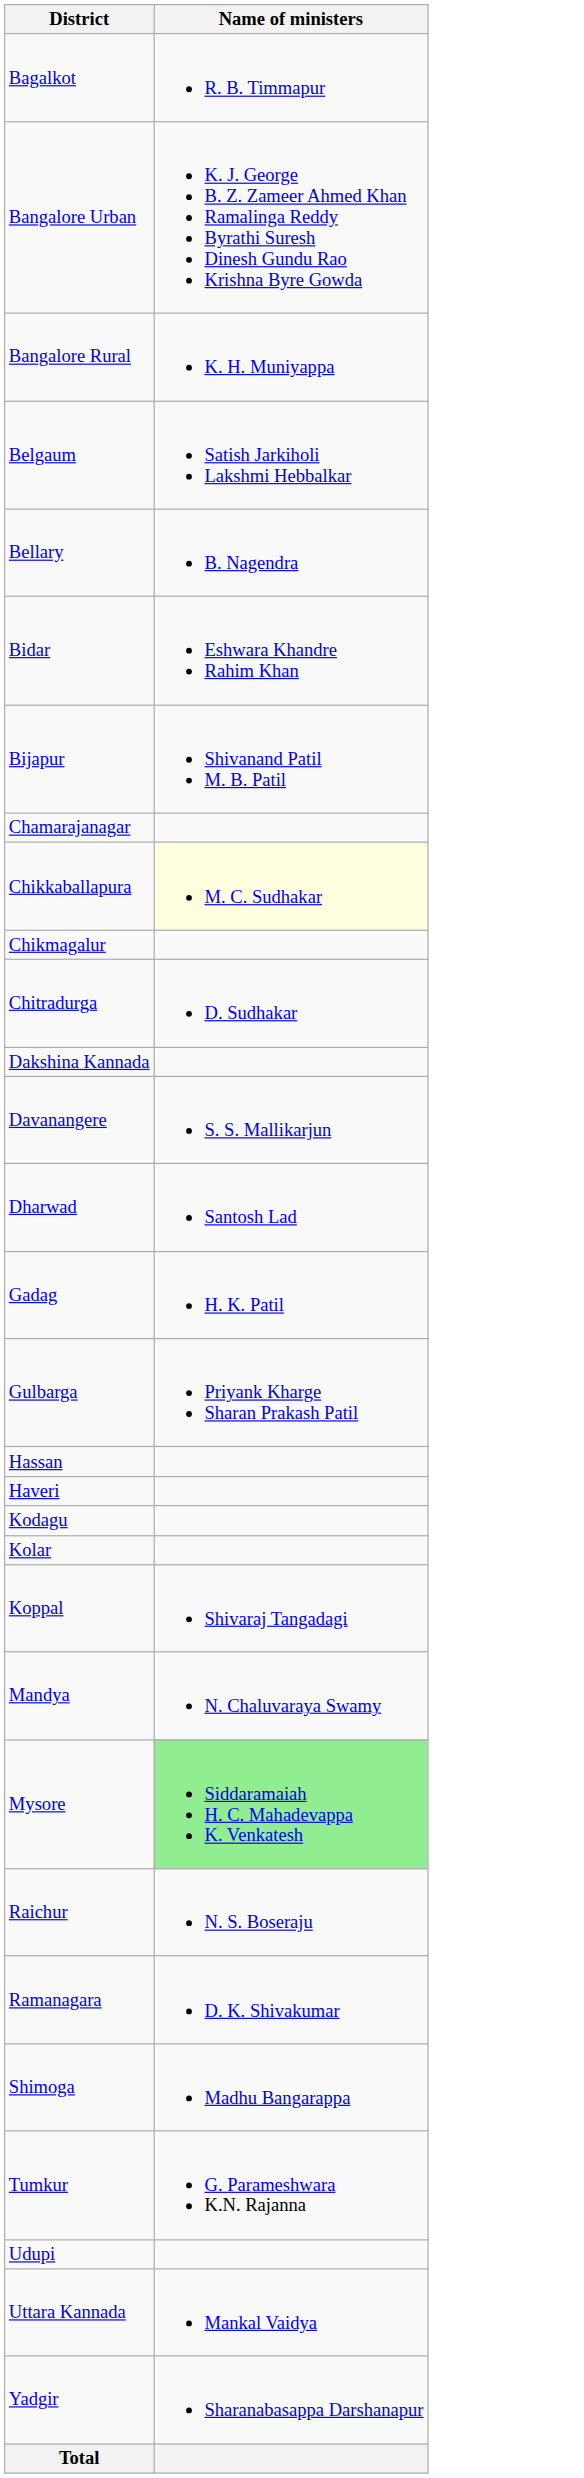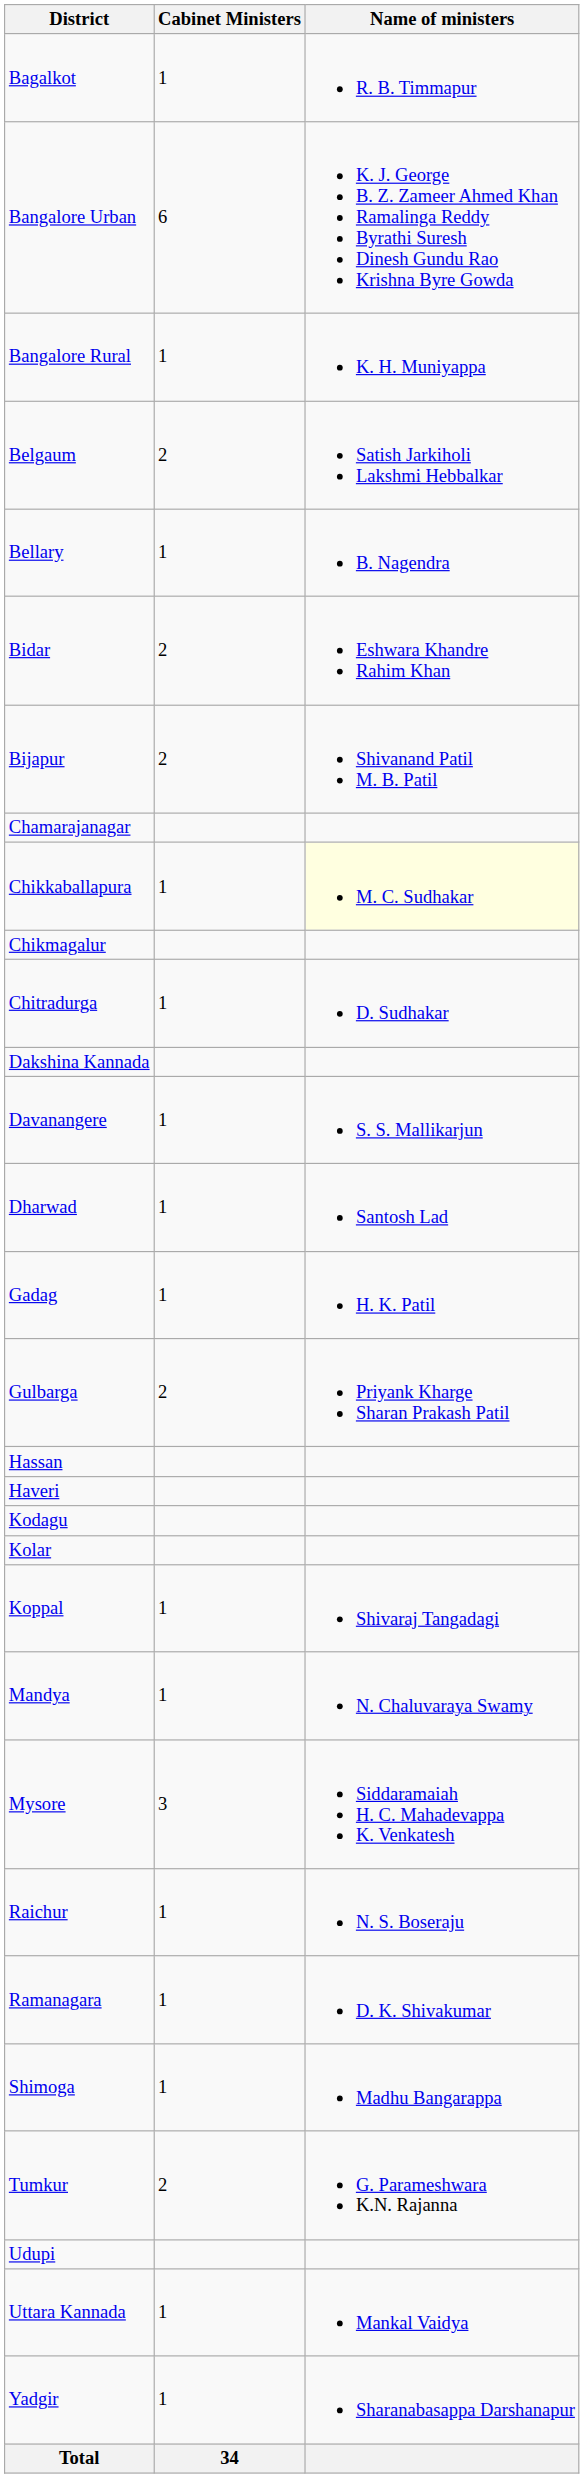+ column: (230, 19)
(291, 1815) lightgreen background -> (442, 1815) no background
